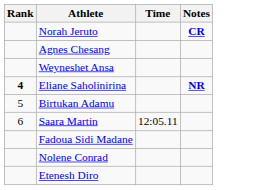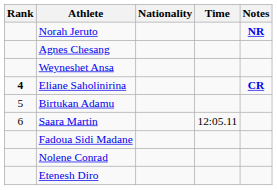+ column: (165, 13)
(196, 31) CR -> (256, 31) NR
(196, 85) NR -> (256, 85) CR
